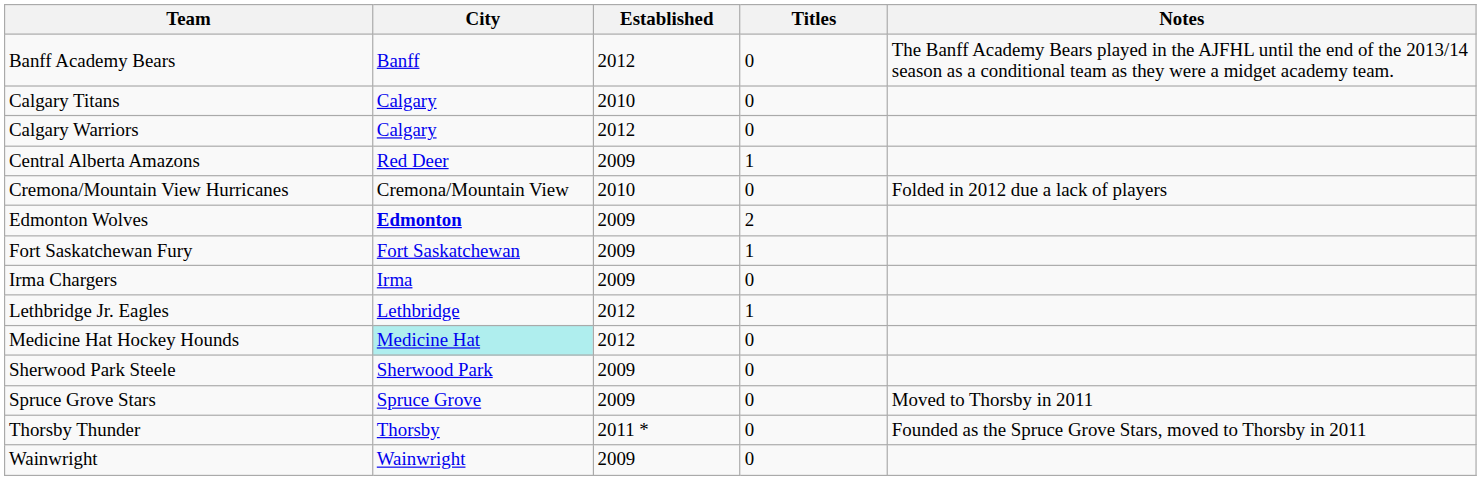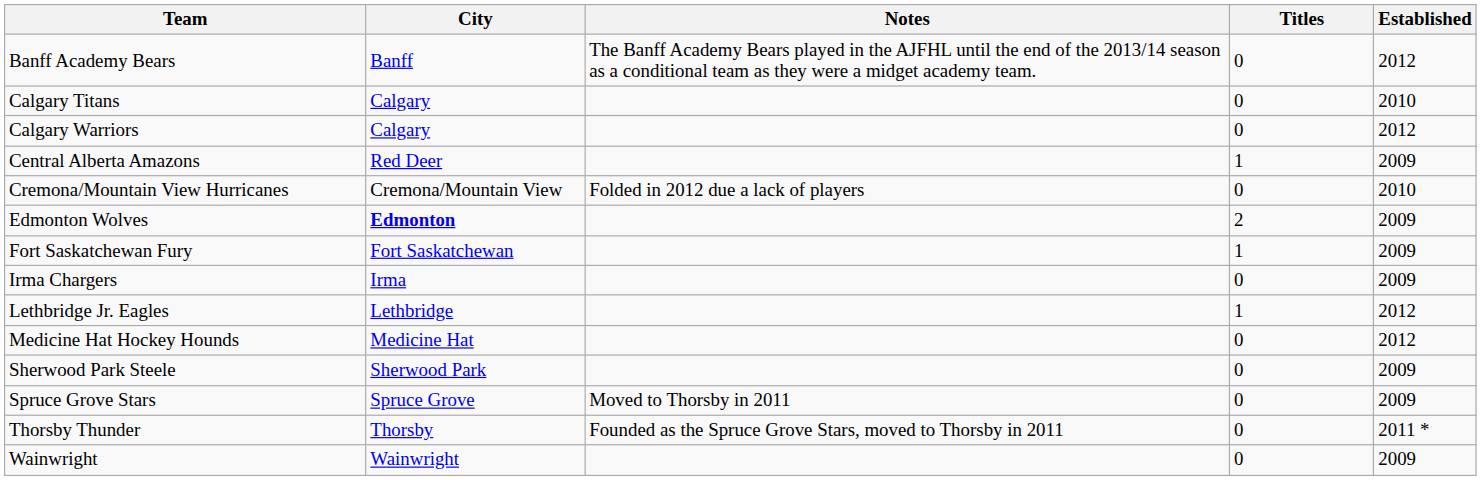columns swapped: (667, 19) <-> (1182, 19)
(428, 340) paleturquoise background -> (422, 340) no background
